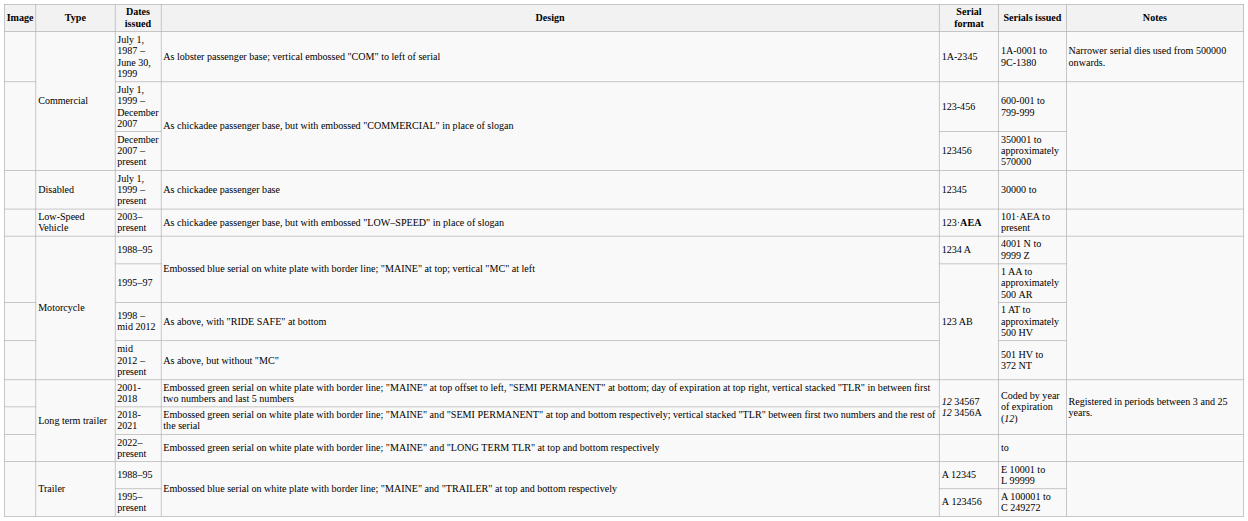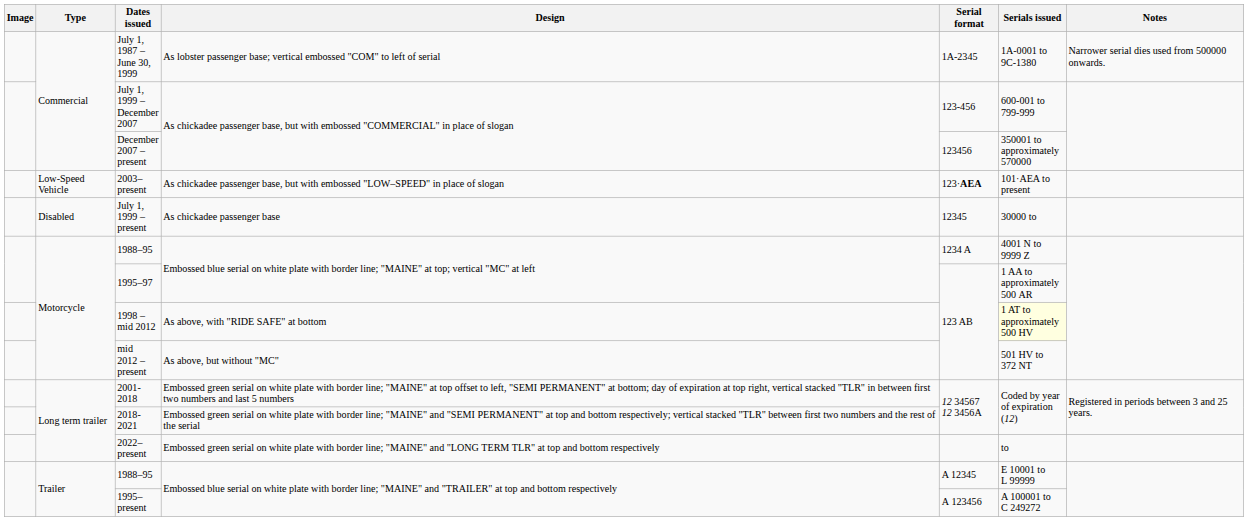rows swapped: (132, 189) <-> (132, 222)
(1030, 321) no background -> (1030, 321) lightyellow background
